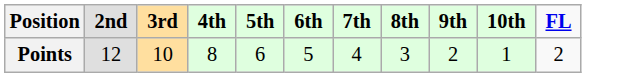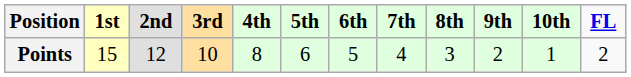+ column: (107, 20)
